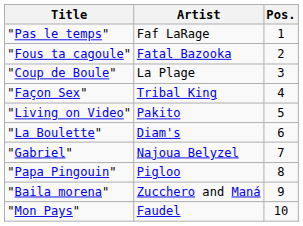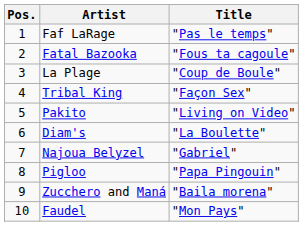columns swapped: (281, 14) <-> (69, 14)
